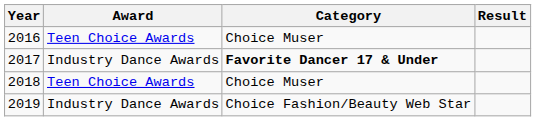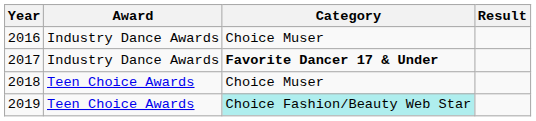(121, 38) Teen Choice Awards -> (133, 38) Industry Dance Awards
(133, 105) Industry Dance Awards -> (121, 105) Teen Choice Awards
(348, 105) no background -> (348, 105) paleturquoise background
